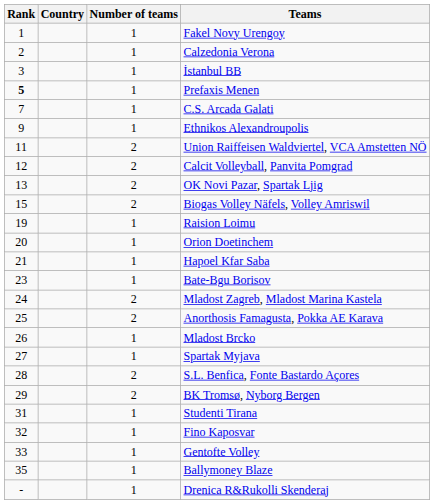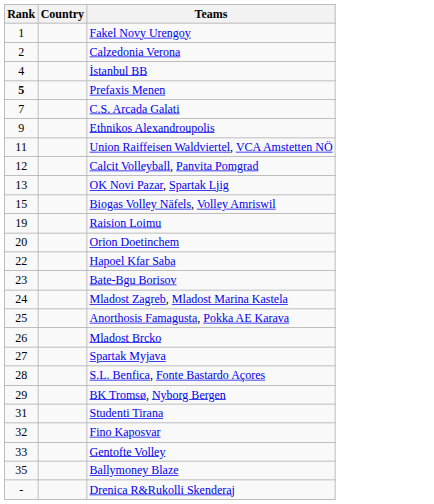- column: (134, 14)
(21, 71) 3 -> (21, 71) 4
(21, 261) 21 -> (21, 261) 22
